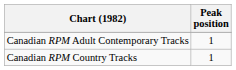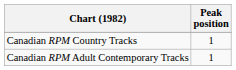rows swapped: (72, 57) <-> (98, 40)
